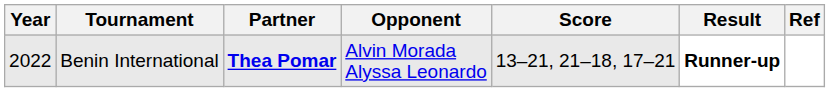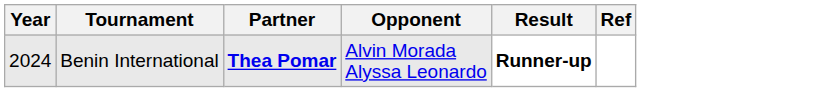- column: (585, 20)
(30, 61) 2022 -> (30, 61) 2024
